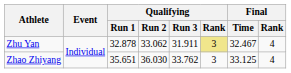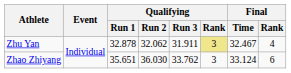(154, 44) 33.062 -> (154, 44) 32.062
(243, 60) 33.125 -> (243, 60) 33.124
(272, 60) 4 -> (272, 60) 6
